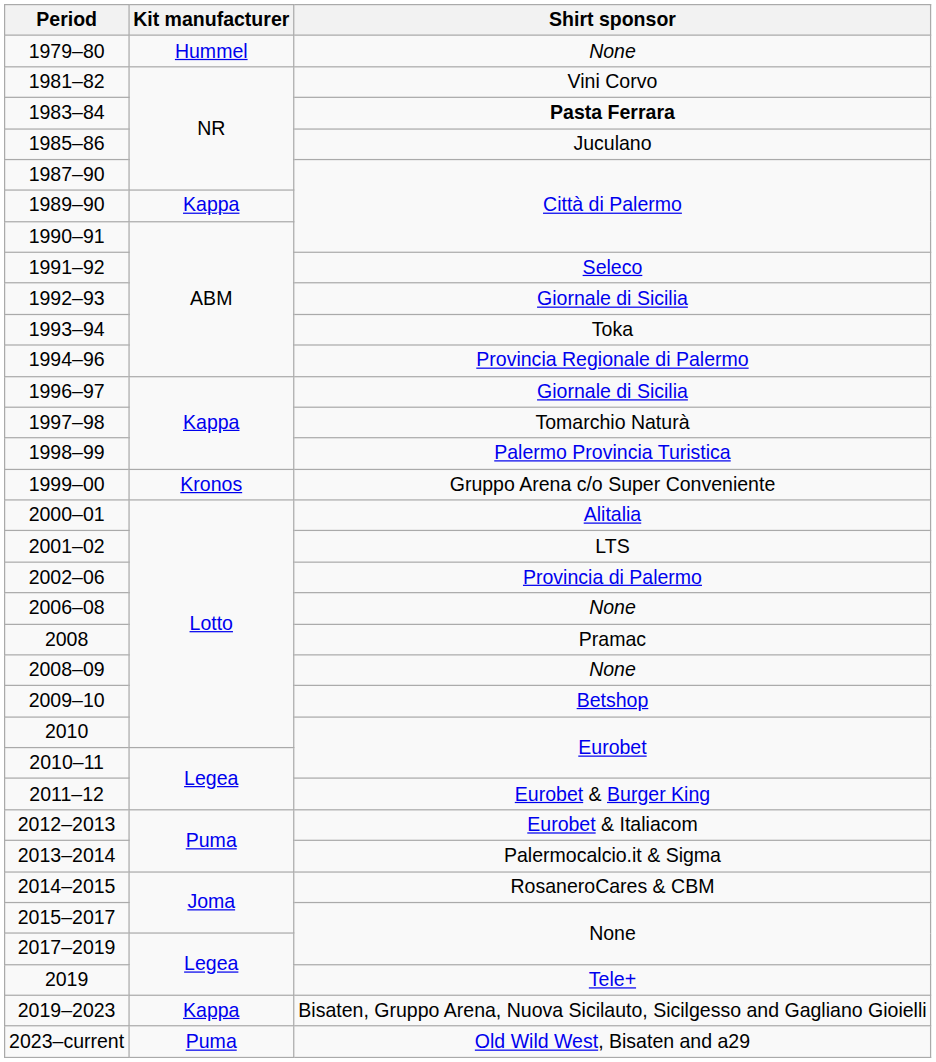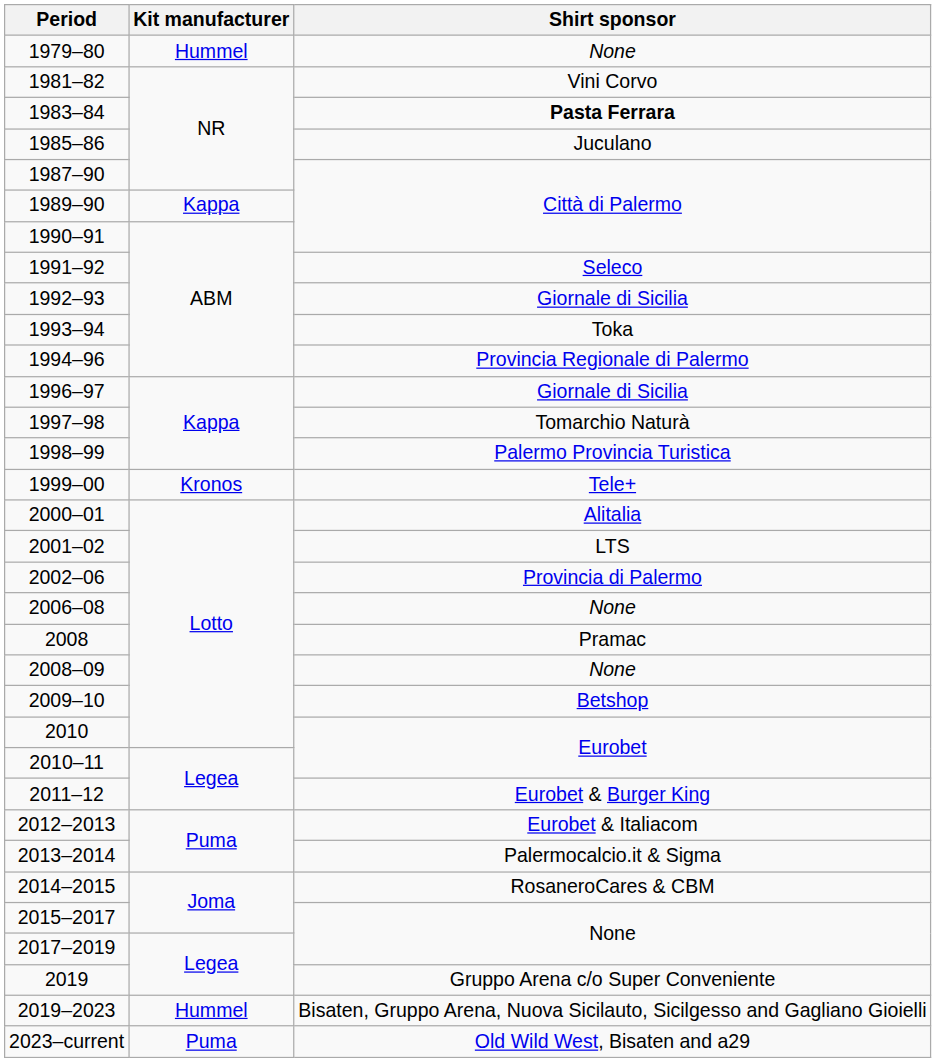(612, 484) Gruppo Arena c/o Super Conveniente -> (612, 484) Tele+
(612, 979) Tele+ -> (612, 979) Gruppo Arena c/o Super Conveniente
(211, 1010) Kappa -> (211, 1010) Hummel
